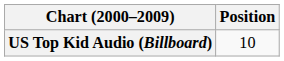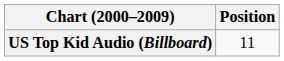(247, 42) 10 -> (247, 42) 11
